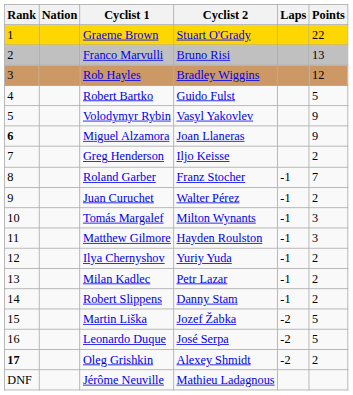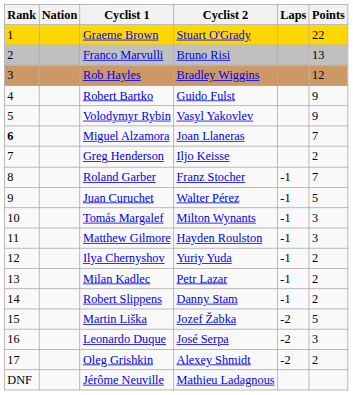(315, 96) 5 -> (315, 96) 9
(315, 136) 9 -> (315, 136) 7
(315, 197) 2 -> (315, 197) 5
(315, 339) 5 -> (315, 339) 3
(13, 359) bold -> (13, 359) normal
